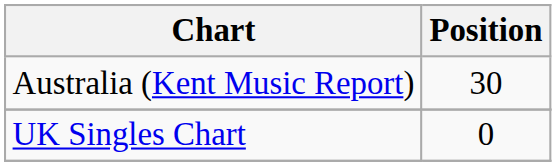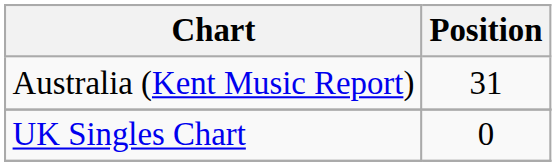(486, 82) 30 -> (486, 82) 31
